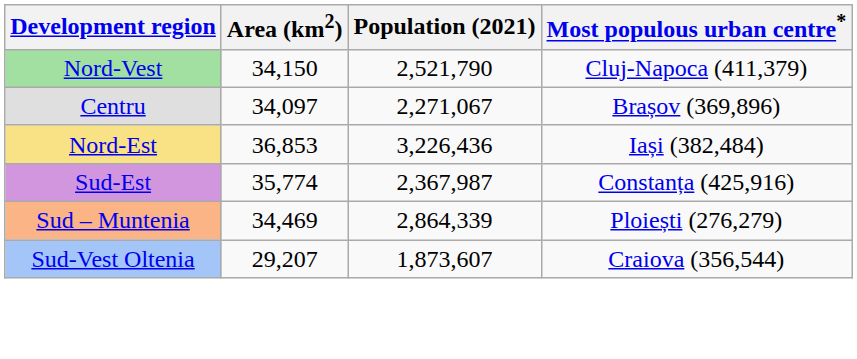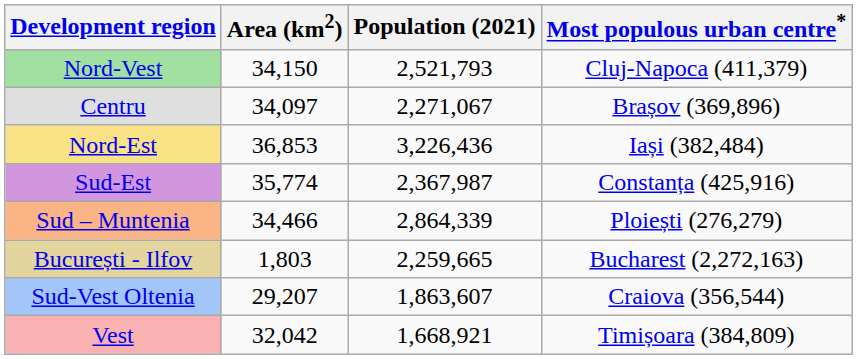(444, 68) 2,521,790 -> (444, 68) 2,521,793
(285, 220) 34,469 -> (285, 220) 34,466
+ row: (113, 258)
(444, 258) 1,873,607 -> (444, 296) 1,863,607
+ row: (113, 334)
